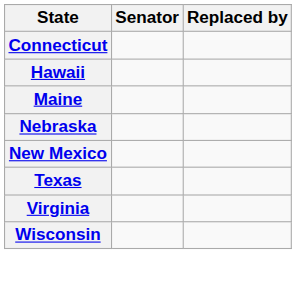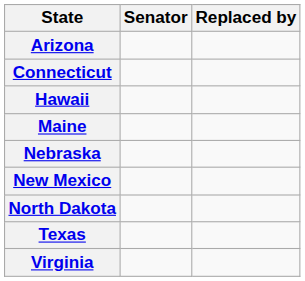+ row: (62, 45)
+ row: (62, 208)
- row: (58, 235)
